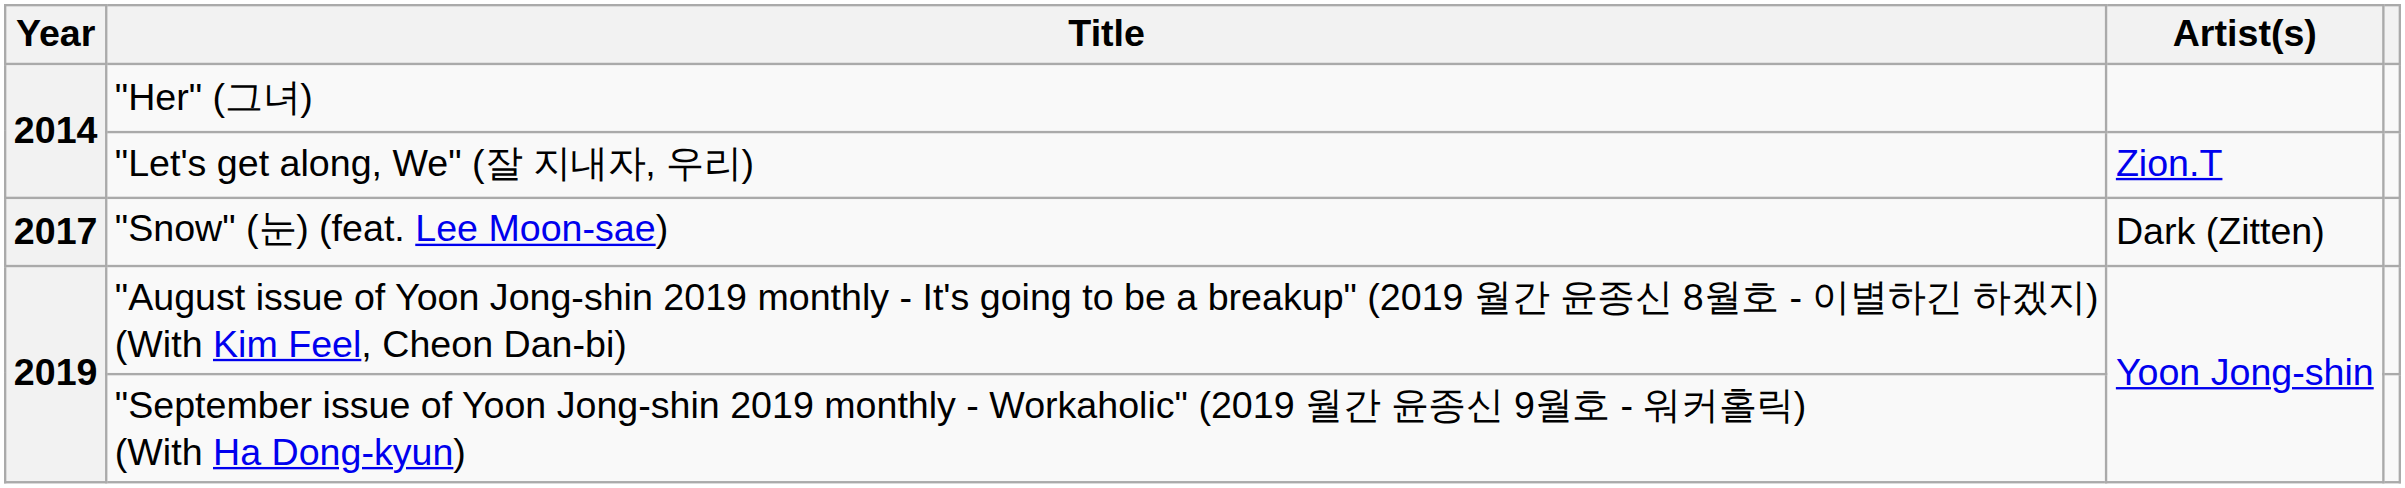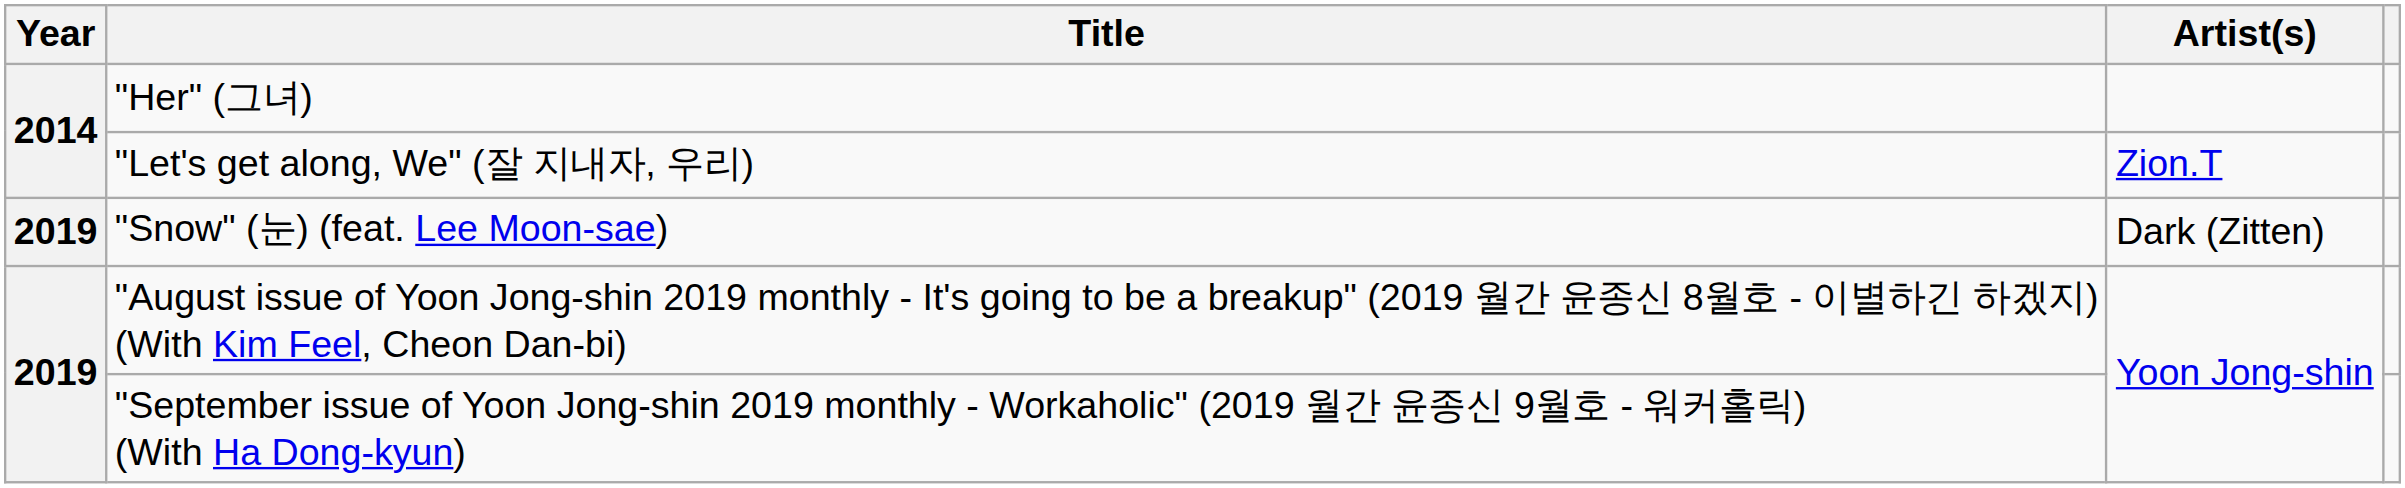(56, 230) 2017 -> (56, 230) 2019
